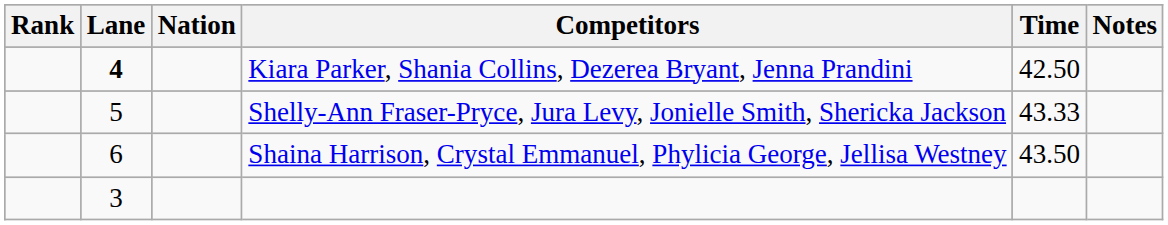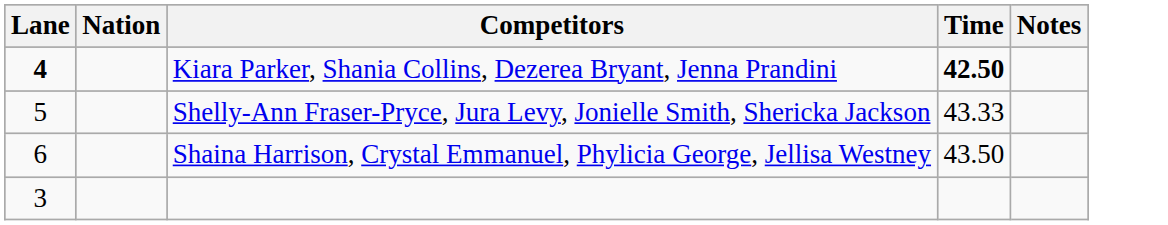- column: (43, 25)
(1050, 68) normal -> (974, 68) bold
